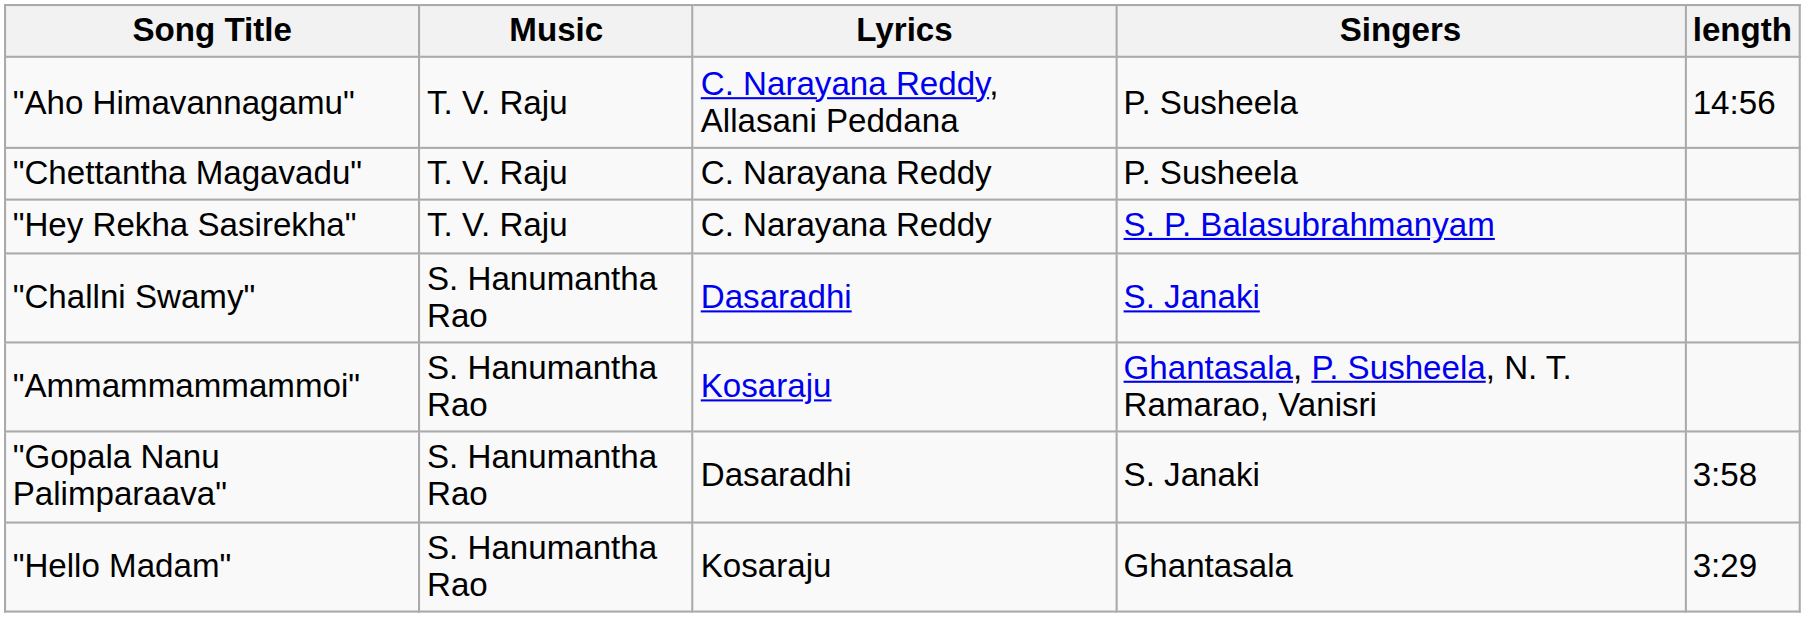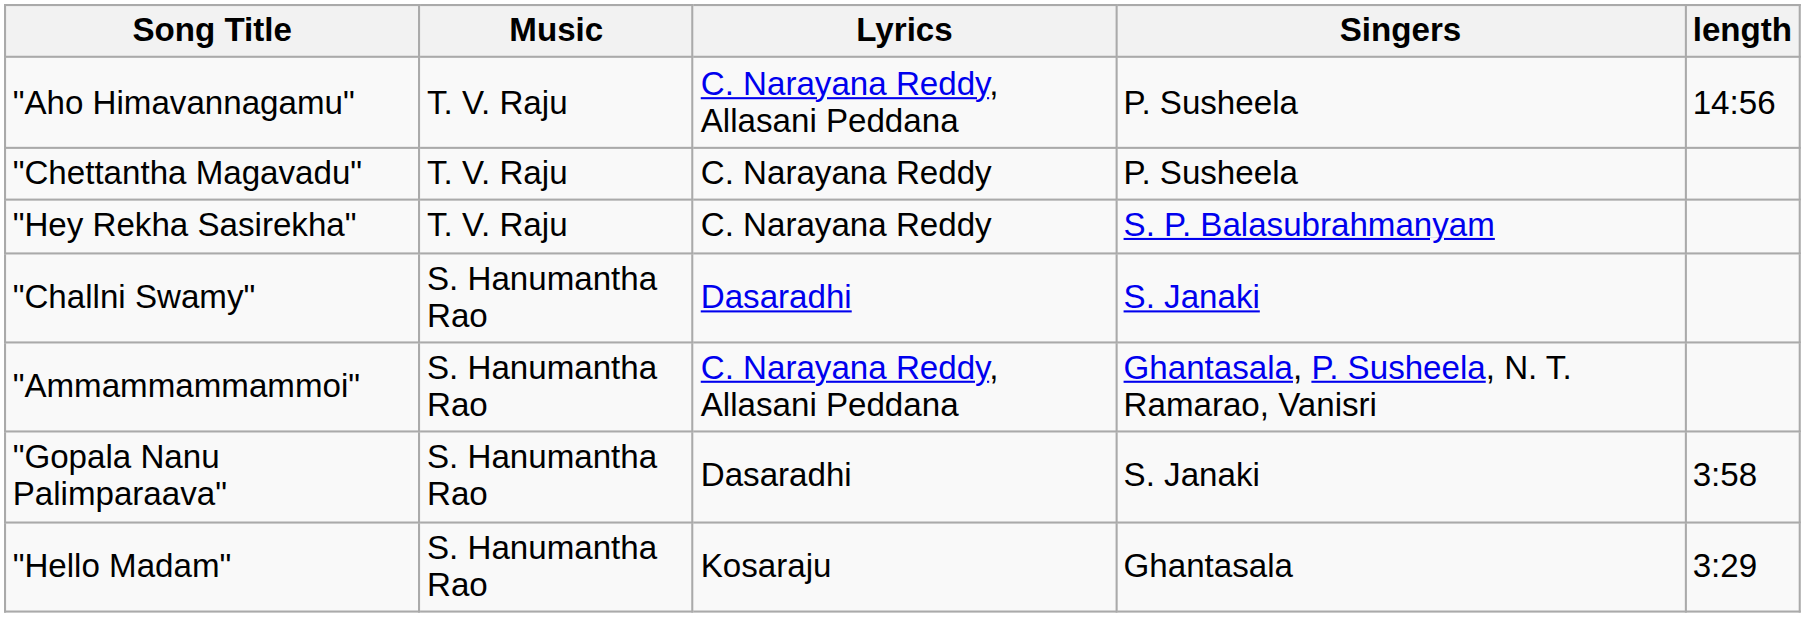(766, 386) Kosaraju -> (850, 386) C. Narayana Reddy, Allasani Peddana
